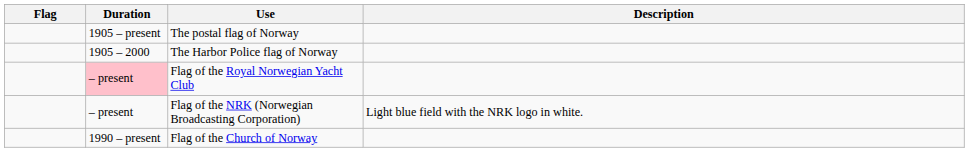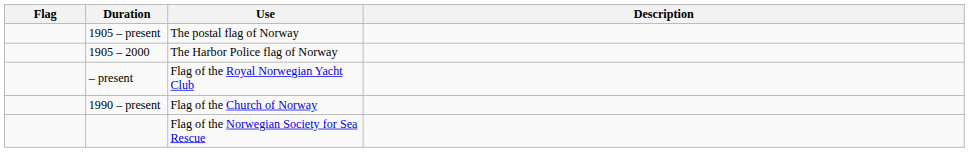(111, 78) pink background -> (111, 78) no background
- row: (242, 111)
+ row: (264, 131)
